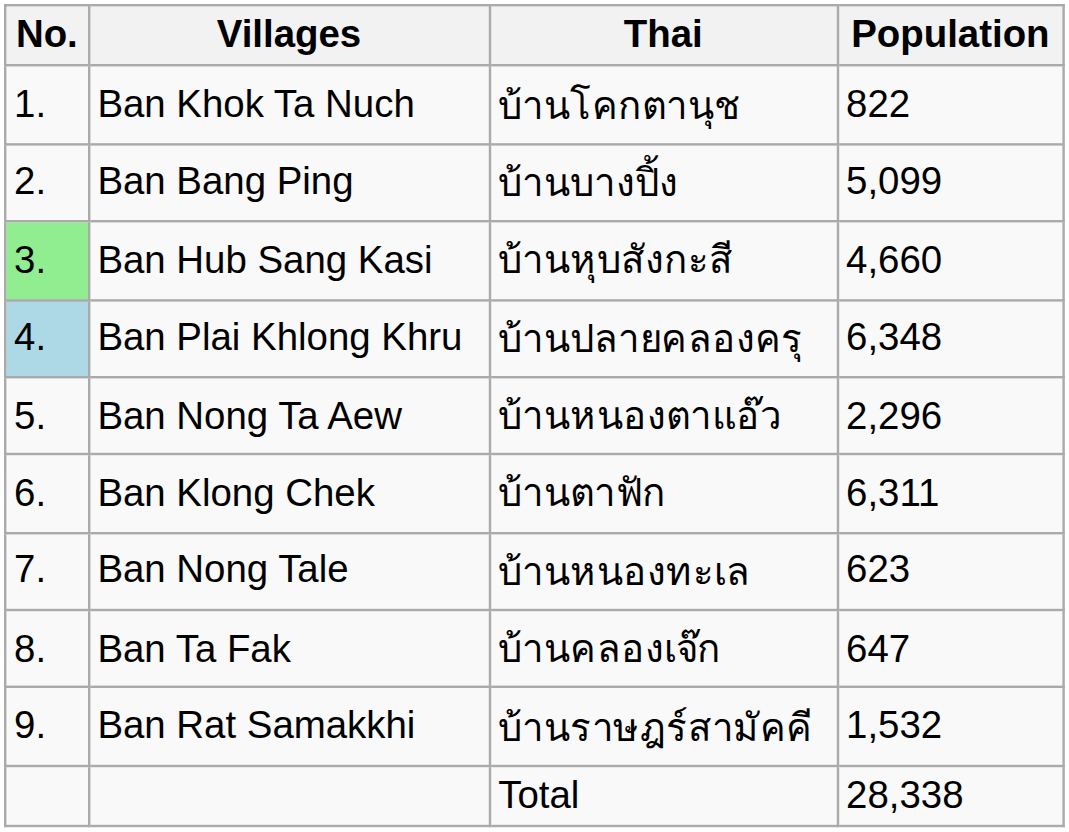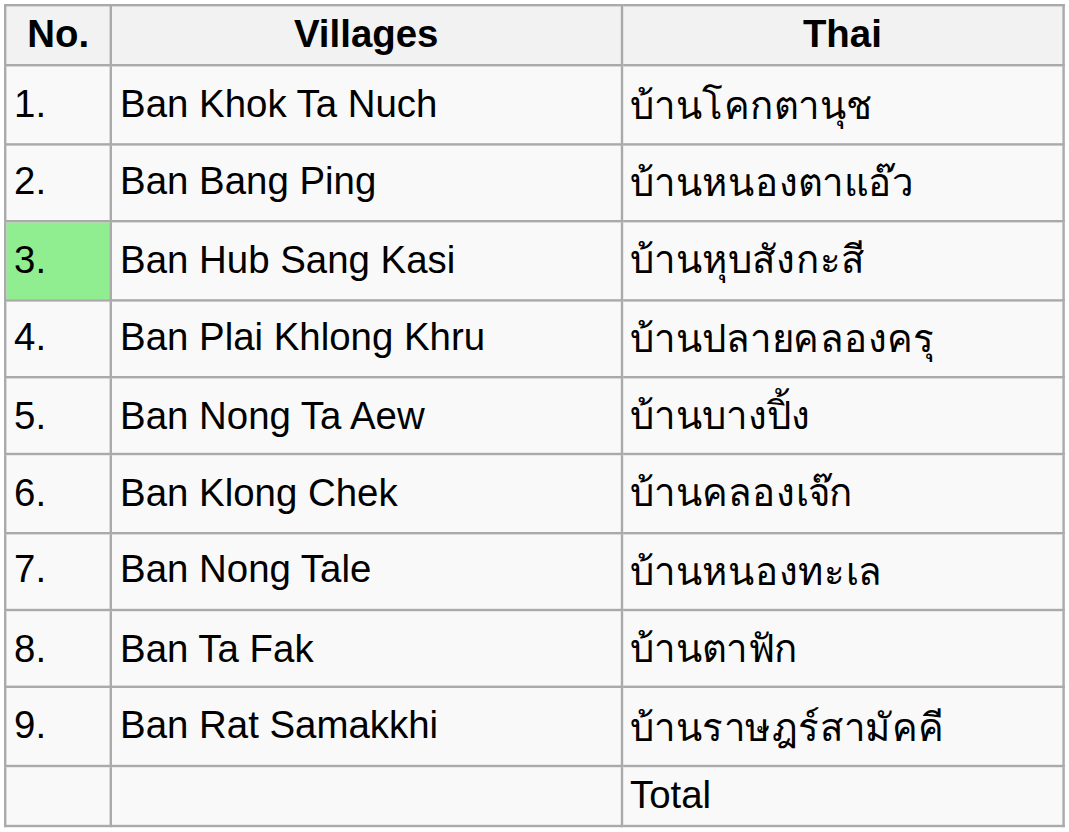- column: (950, 34)
(588, 183) บ้านบางปิ้ง -> (772, 183) บ้านหนองตาแอ๊ว
(30, 337) lightblue background -> (30, 337) no background
(640, 416) บ้านหนองตาแอ๊ว -> (720, 416) บ้านบางปิ้ง
(582, 493) บ้านตาฟัก -> (742, 493) บ้านคลองเจ๊ก
(610, 649) บ้านคลองเจ๊ก -> (714, 649) บ้านตาฟัก
